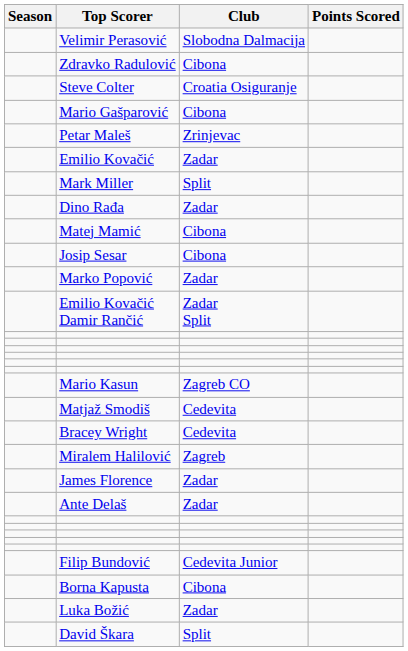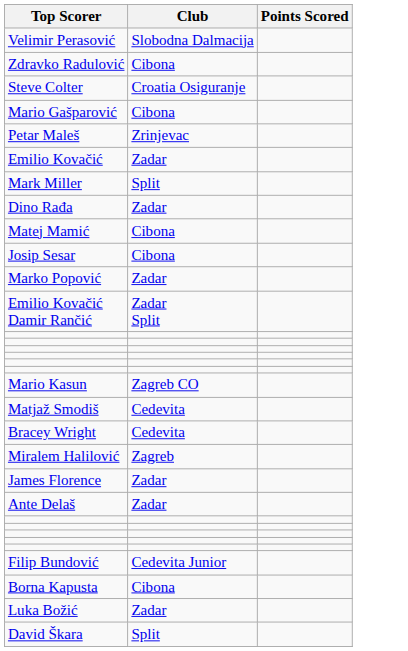- column: (30, 16)
